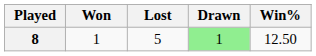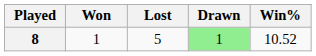(280, 39) 12.50 -> (280, 39) 10.52
